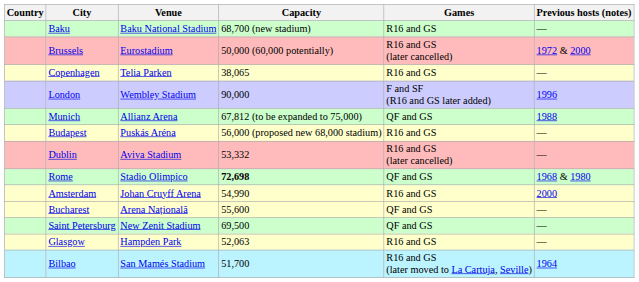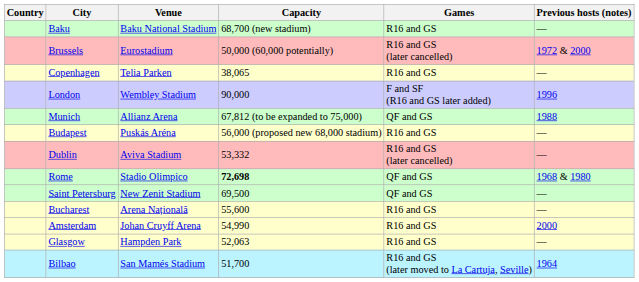rows swapped: (72, 193) <-> (82, 225)
(409, 209) QF and GS -> (411, 209) R16 and GS
